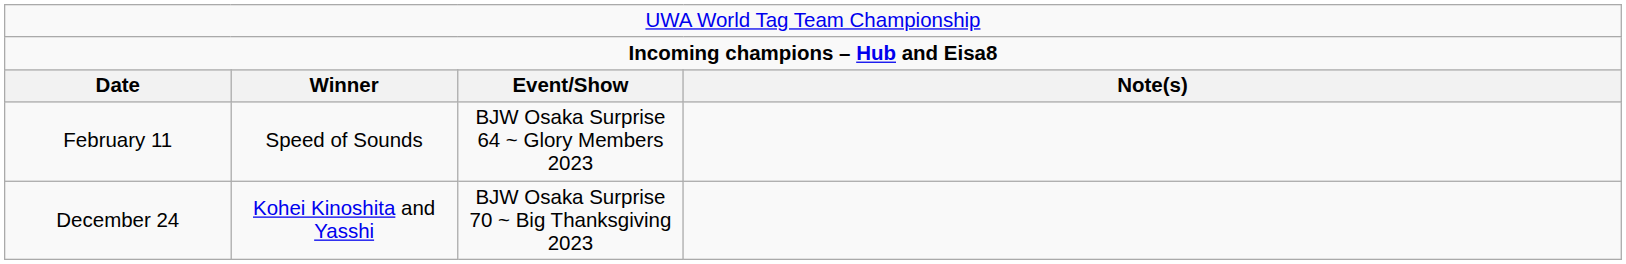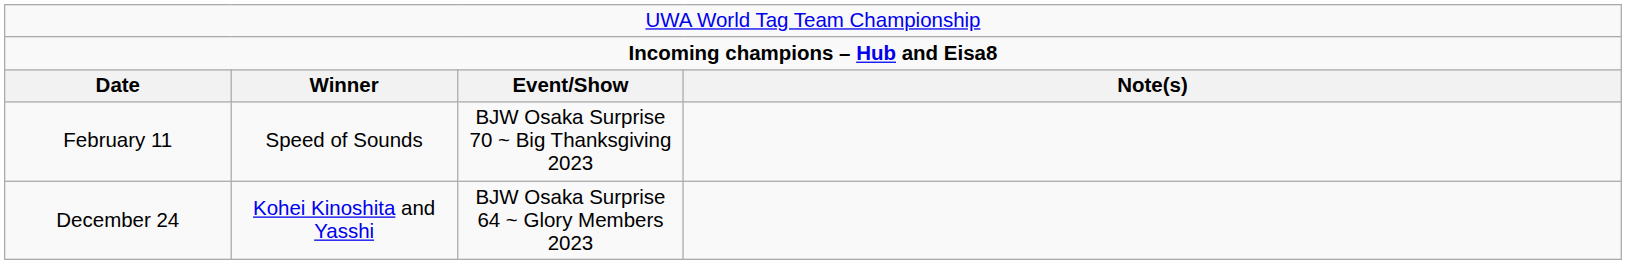(570, 141) BJW Osaka Surprise 64 ~ Glory Members 2023 -> (570, 141) BJW Osaka Surprise 70 ~ Big Thanksgiving 2023
(570, 219) BJW Osaka Surprise 70 ~ Big Thanksgiving 2023 -> (570, 219) BJW Osaka Surprise 64 ~ Glory Members 2023
